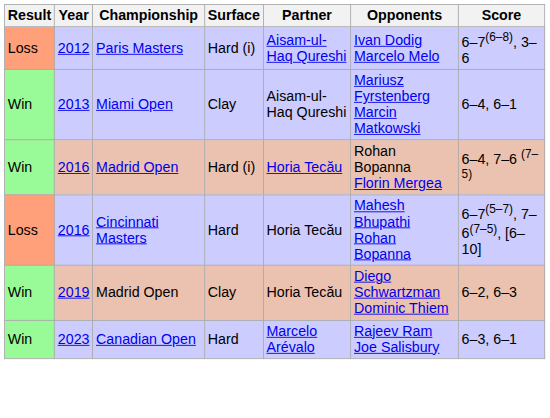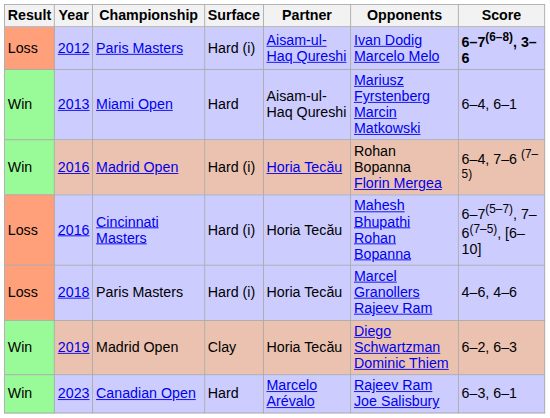(499, 48) normal -> (499, 48) bold
(222, 104) Clay -> (223, 104) Hard
(223, 230) Hard -> (231, 230) Hard (i)
+ row: (74, 292)
